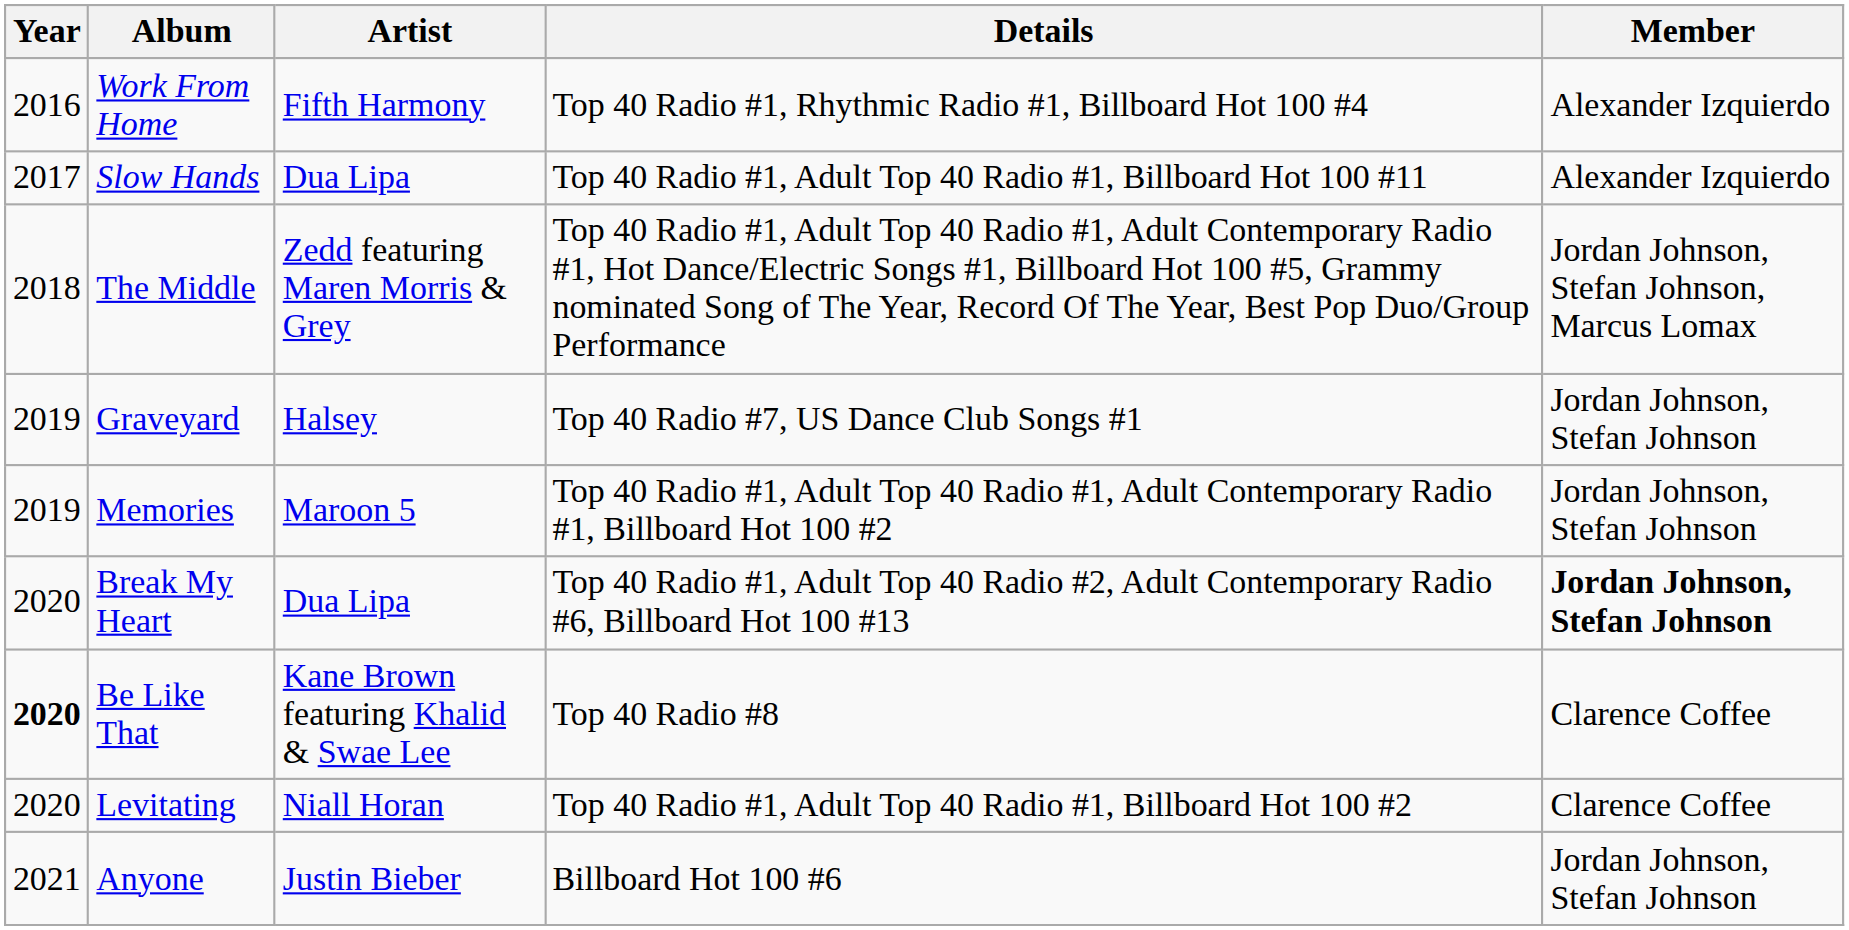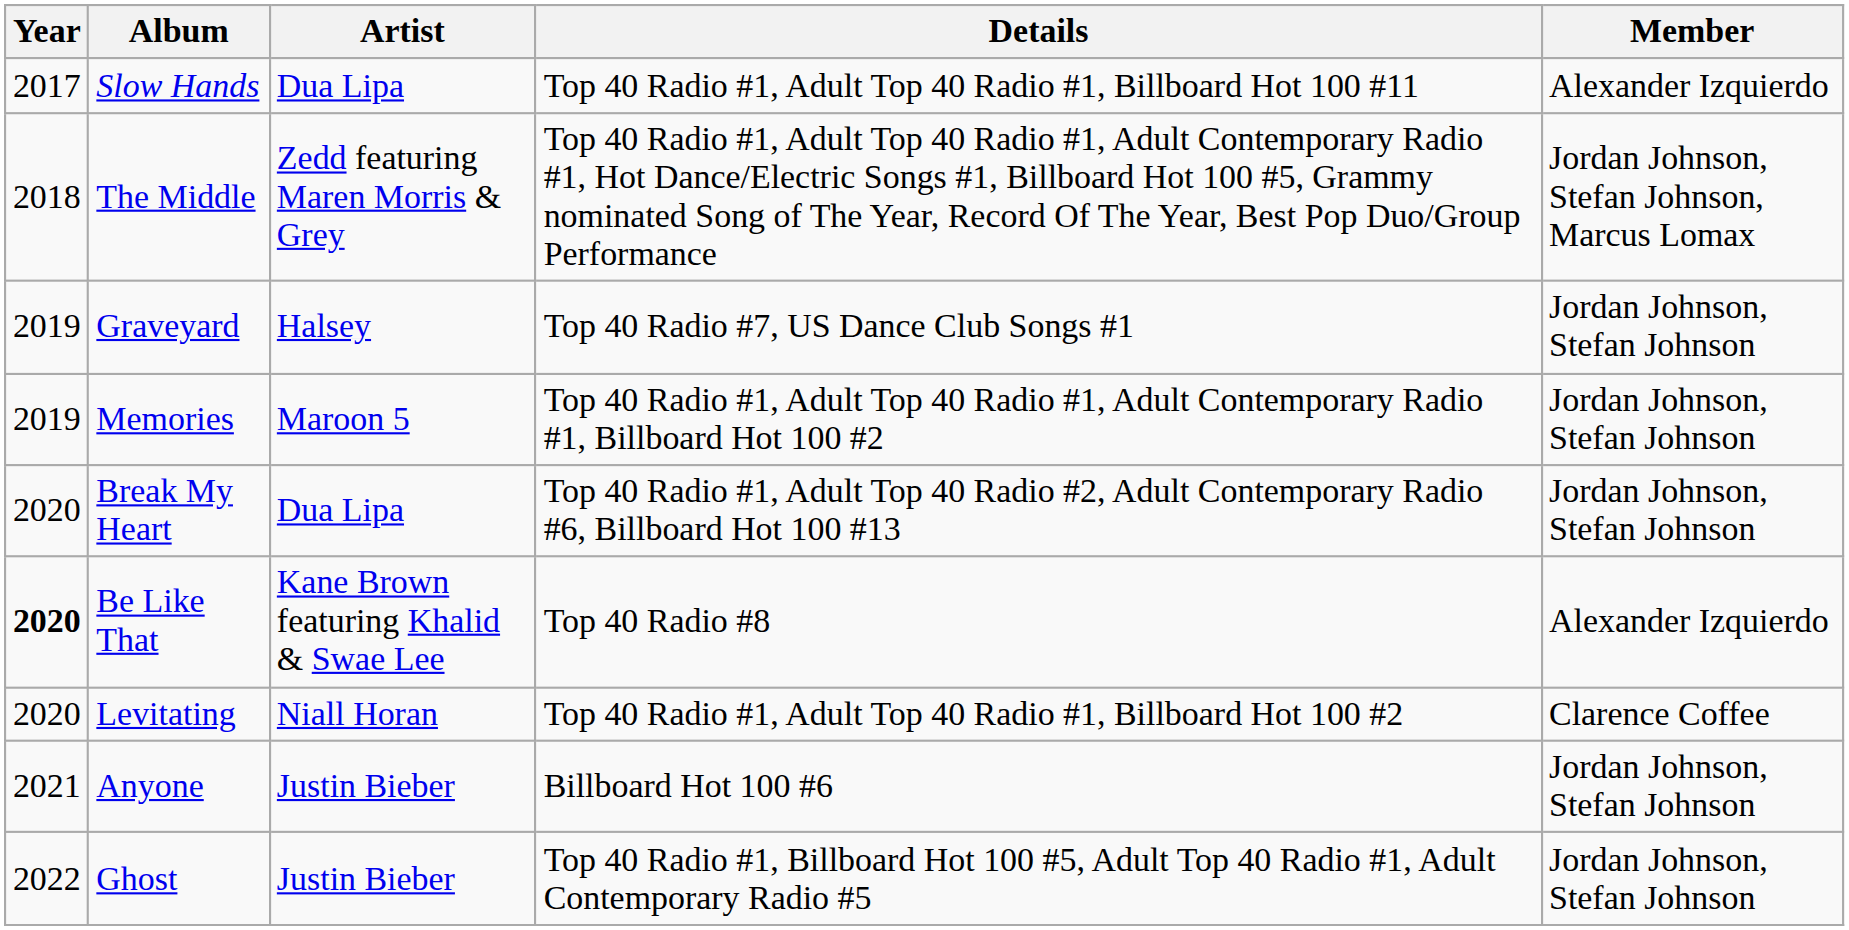- row: (173, 104)
(1671, 602) bold -> (1658, 510) normal
(1661, 713) Clarence Coffee -> (1689, 621) Alexander Izquierdo
+ row: (137, 878)
